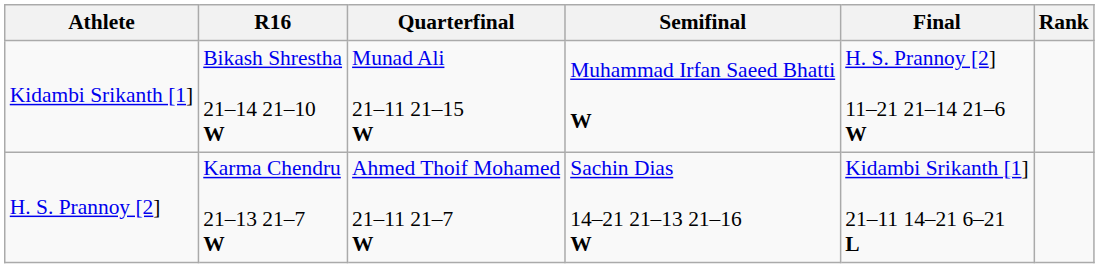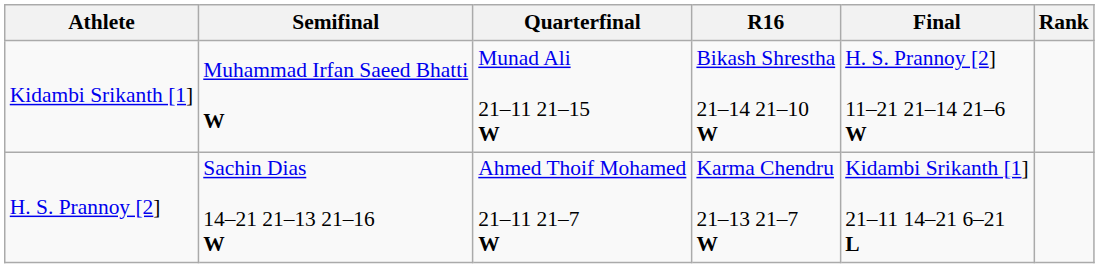columns swapped: (273, 22) <-> (703, 22)
